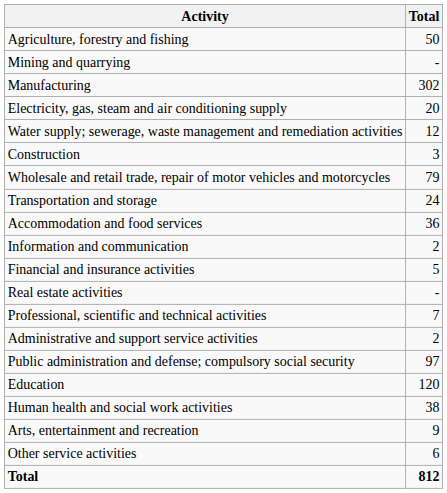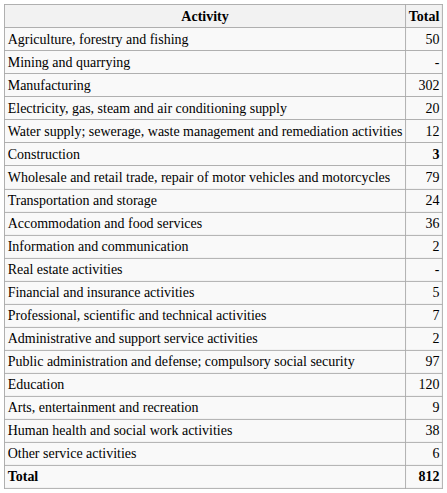(436, 154) normal -> (436, 154) bold
rows swapped: (101, 269) <-> (65, 292)
rows swapped: (120, 408) <-> (103, 431)
